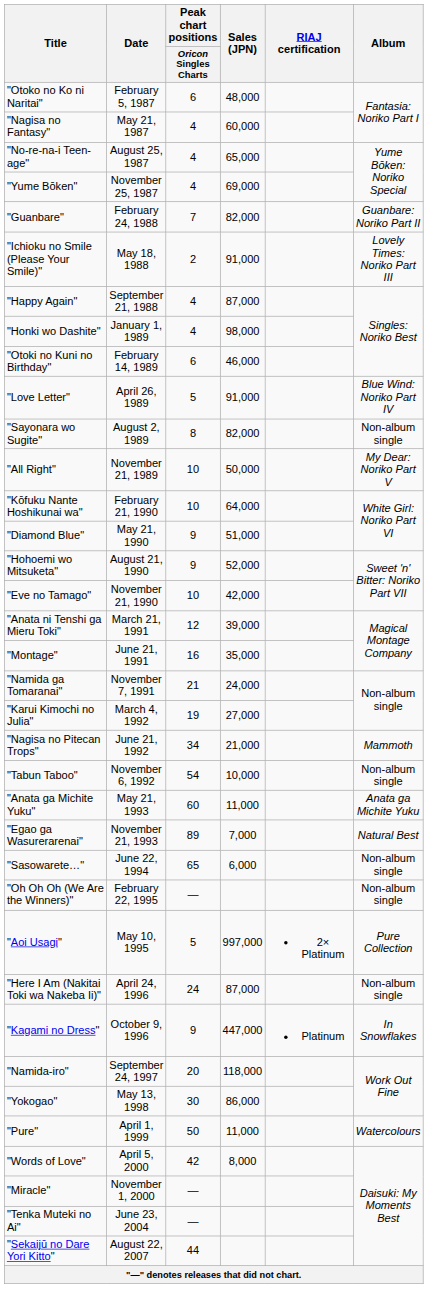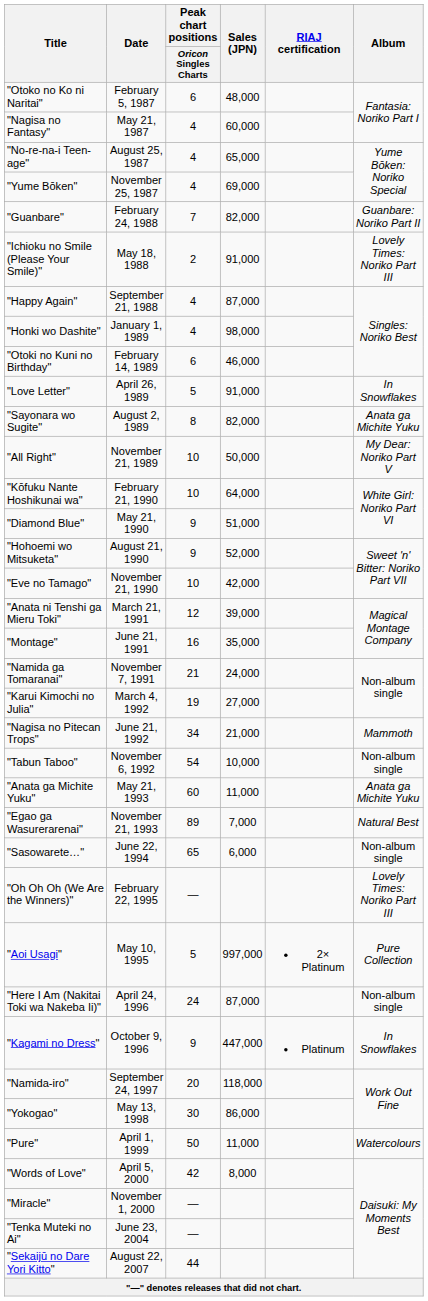(388, 397) Blue Wind: Noriko Part IV -> (388, 391) In Snowflakes
(388, 433) Non-album single -> (388, 421) Anata ga Michite Yuku
(388, 895) Non-album single -> (388, 895) Lovely Times: Noriko Part III
